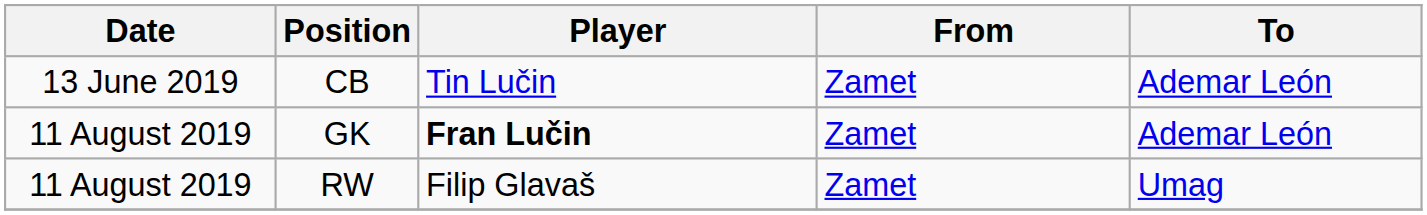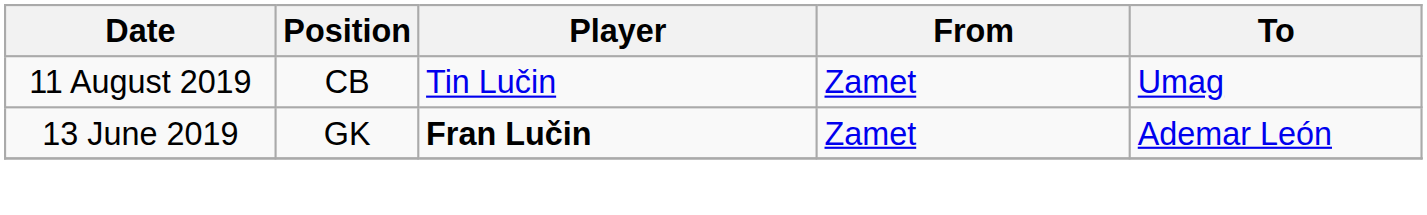(140, 82) 13 June 2019 -> (140, 82) 11 August 2019
(1235, 82) Ademar León -> (1181, 82) Umag
(140, 133) 11 August 2019 -> (140, 133) 13 June 2019
- row: (347, 185)
